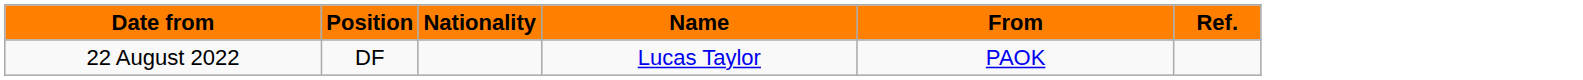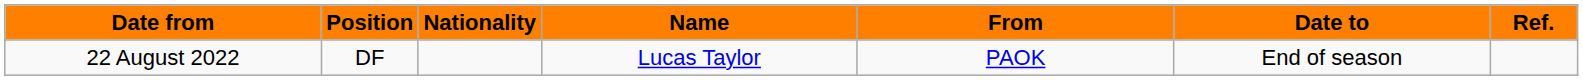+ column: (1332, 23)
